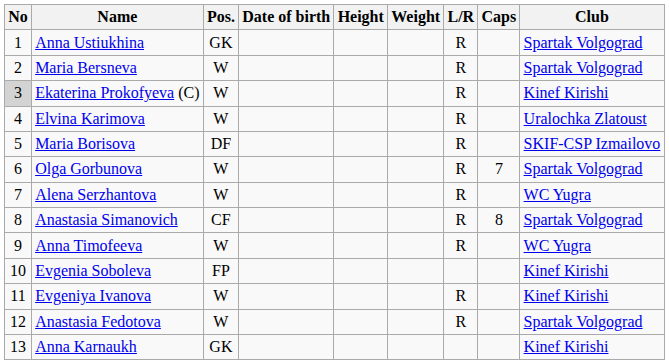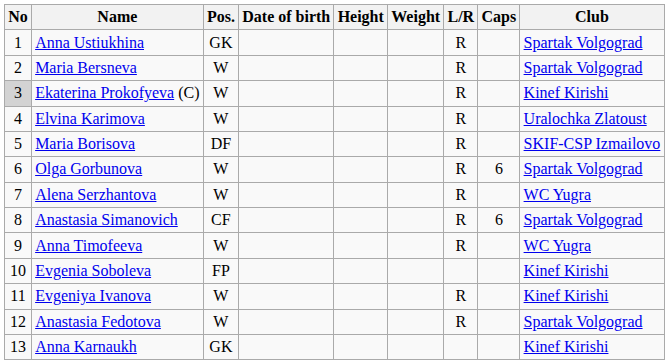(499, 169) 7 -> (499, 169) 6
(499, 220) 8 -> (499, 220) 6
